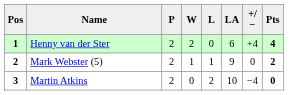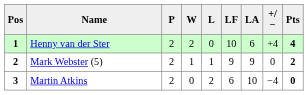+ column: (231, 19)
